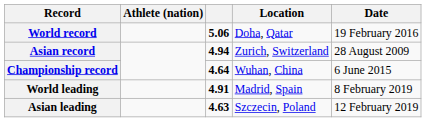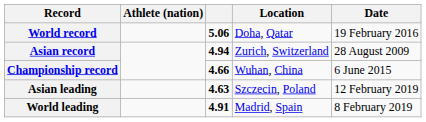(219, 70) 4.64 -> (219, 70) 4.66
rows swapped: (62, 88) <-> (62, 107)
